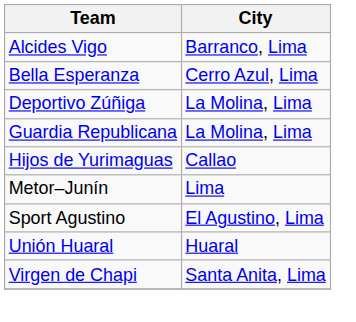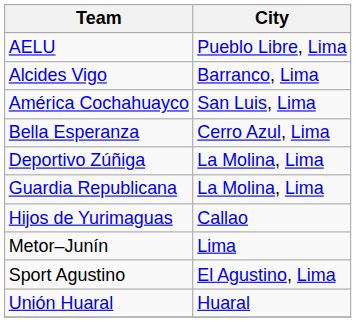+ row: (32, 47)
+ row: (99, 103)
- row: (73, 274)
